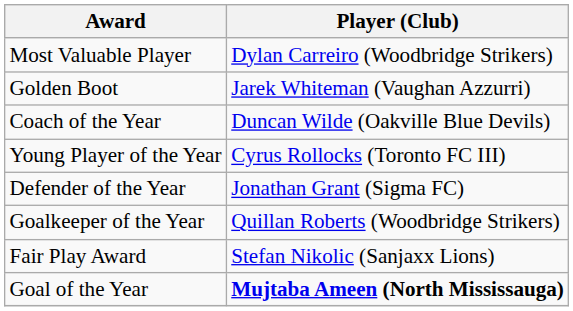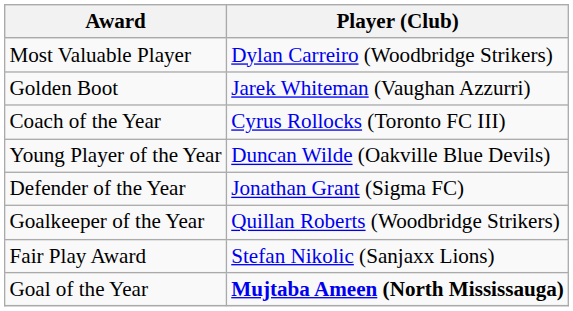(391, 121) Duncan Wilde (Oakville Blue Devils) -> (368, 121) Cyrus Rollocks (Toronto FC III)
(368, 155) Cyrus Rollocks (Toronto FC III) -> (391, 155) Duncan Wilde (Oakville Blue Devils)
